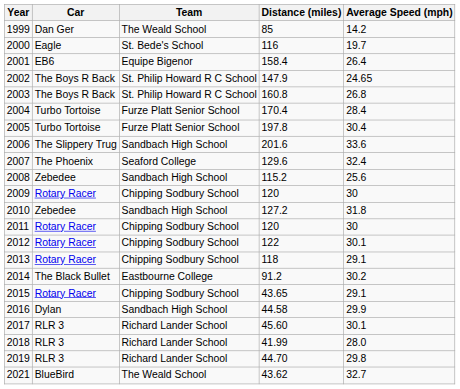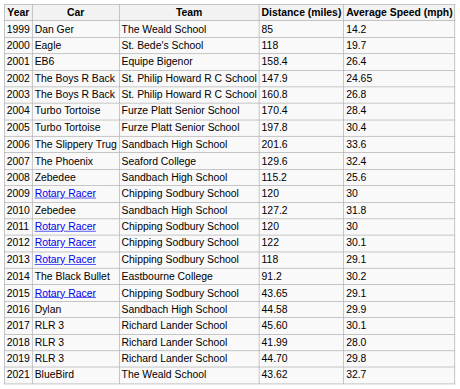(270, 45) 116 -> (270, 45) 118
